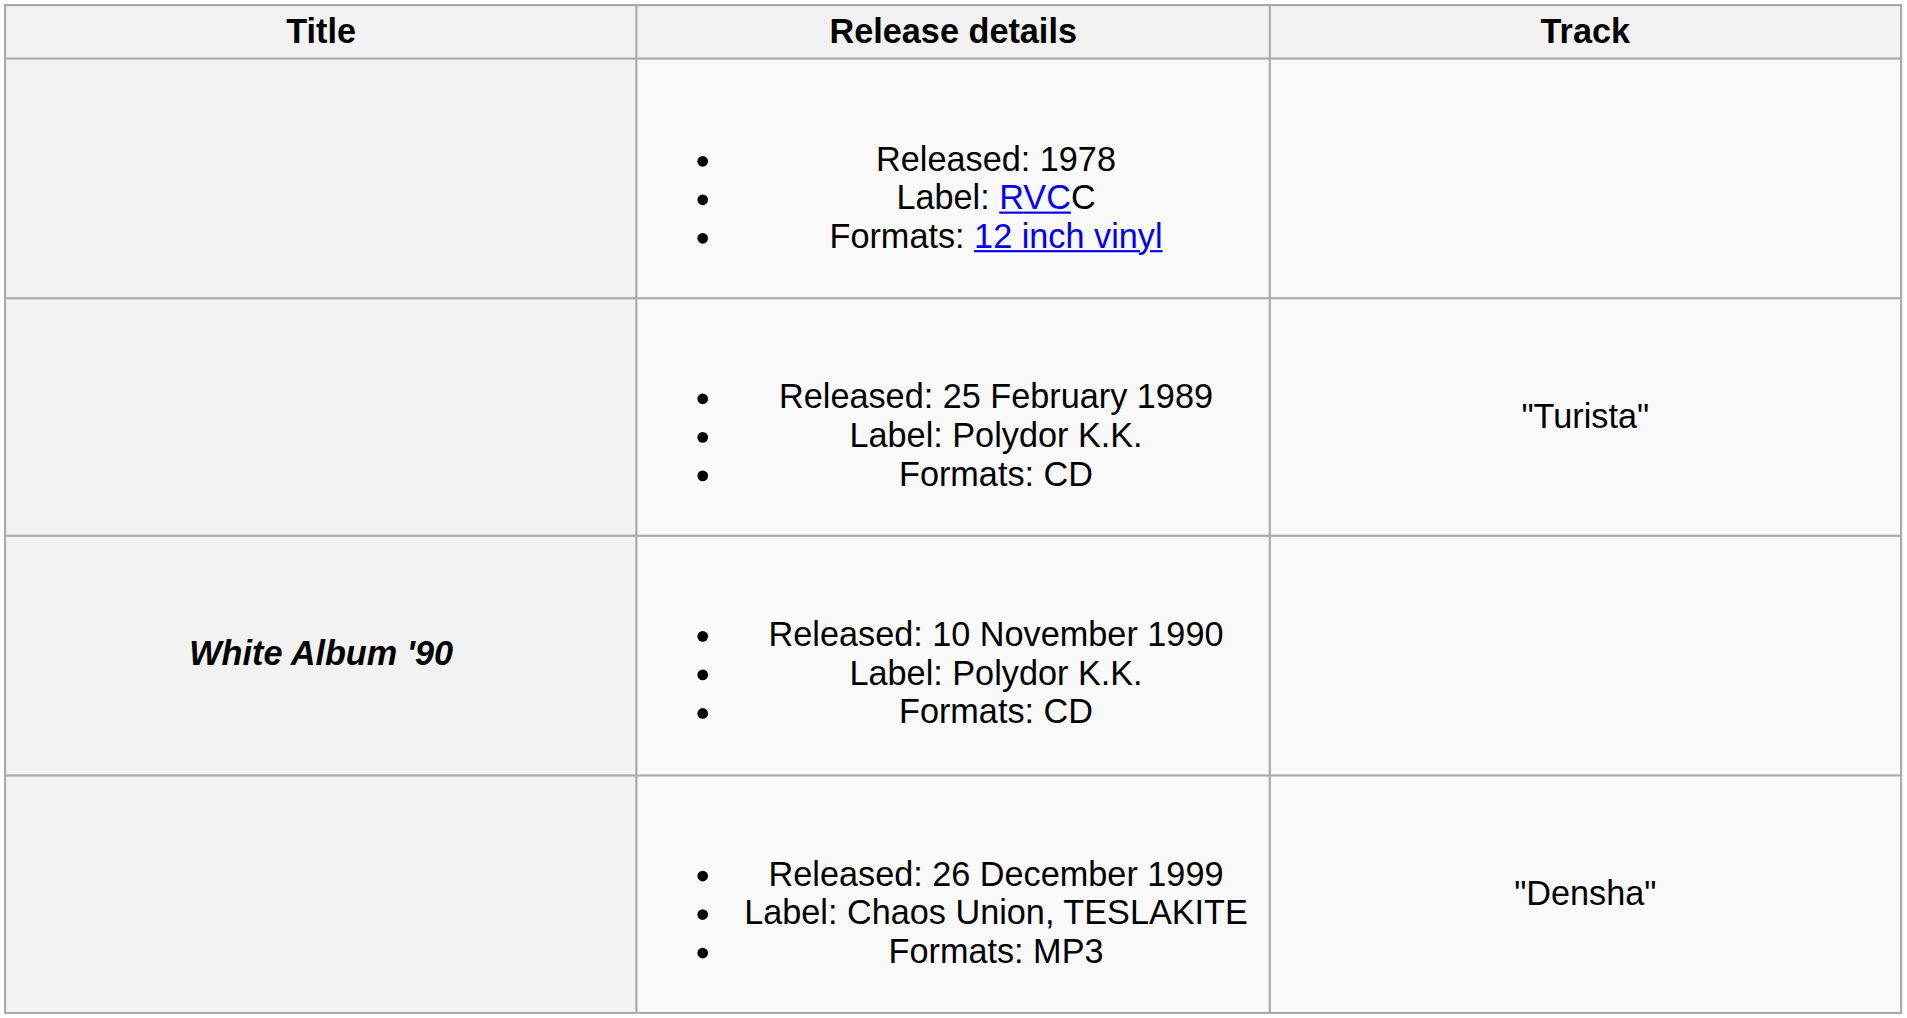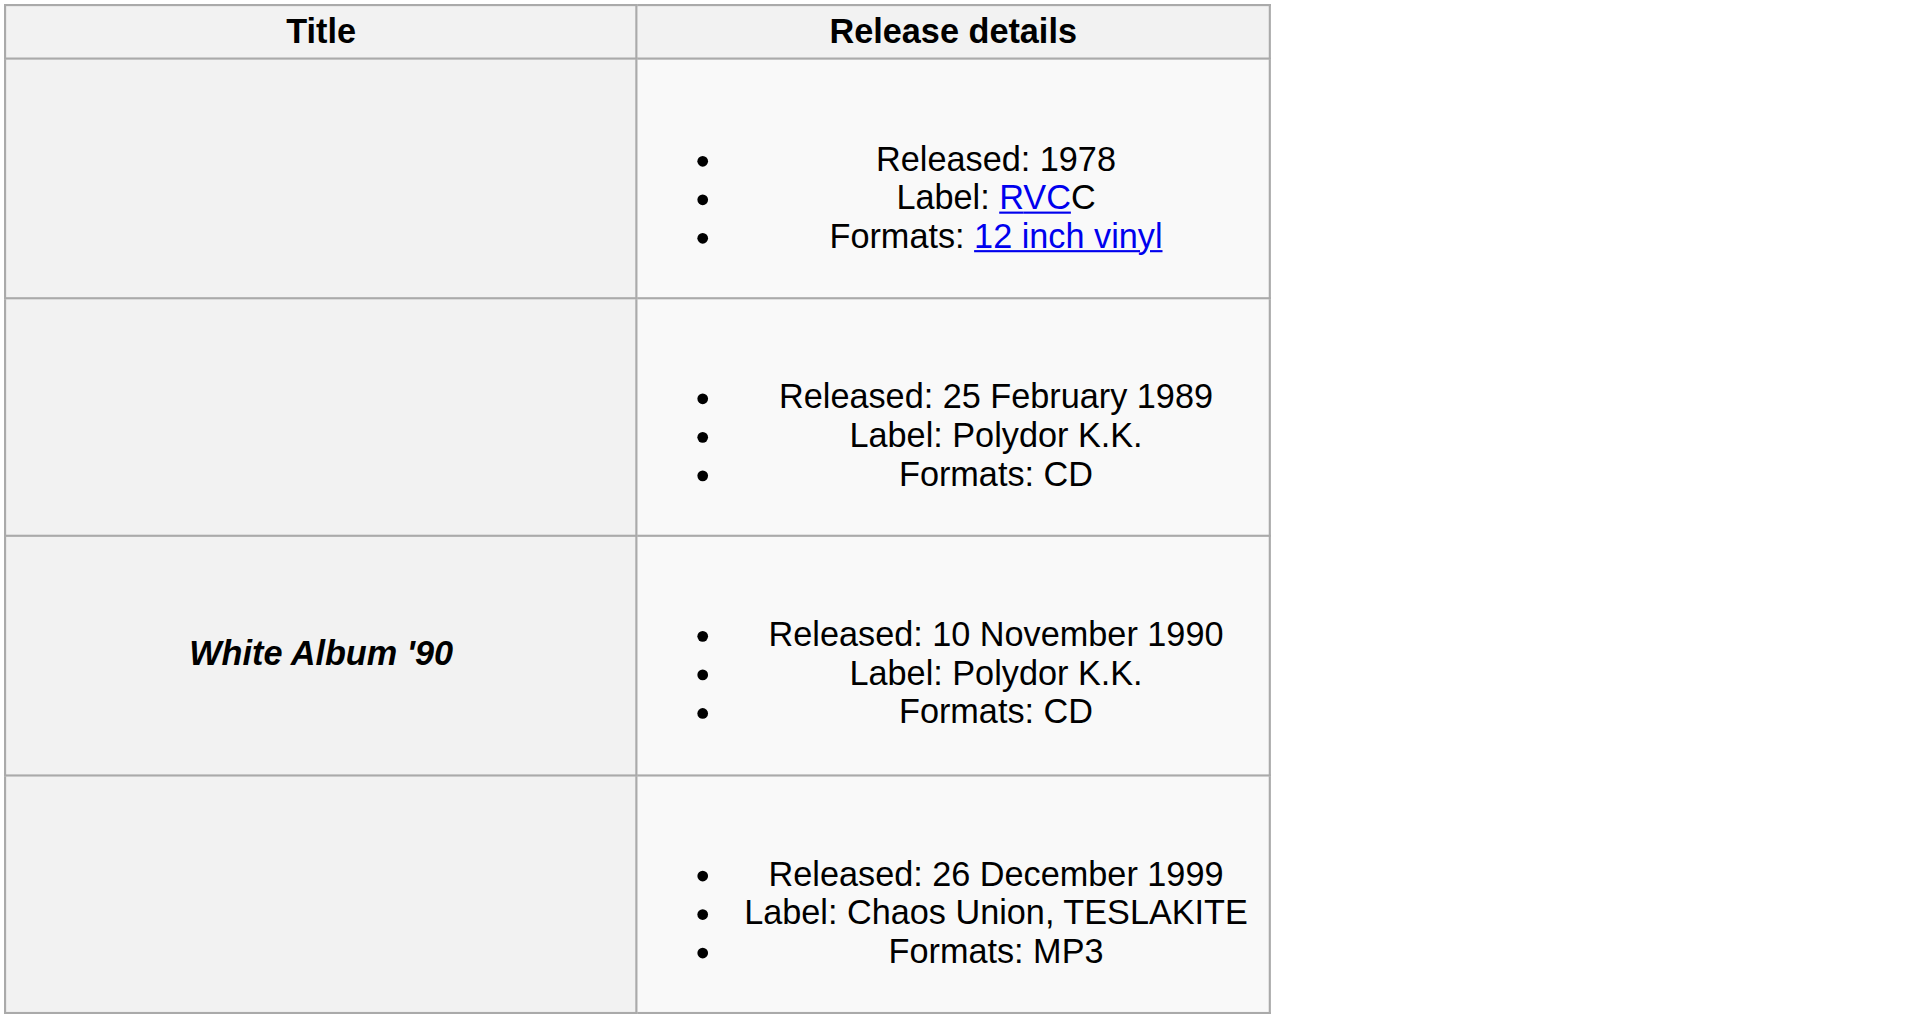- column: (1585, 31)
